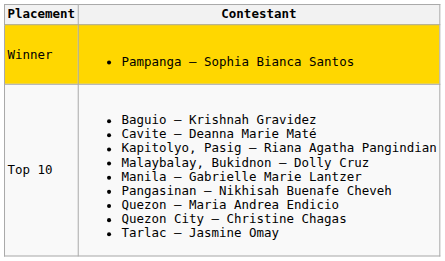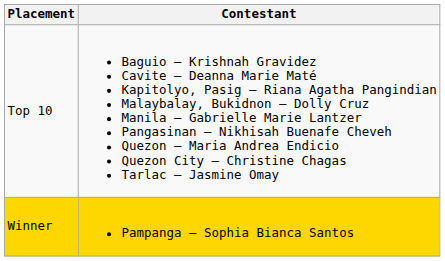rows swapped: (30, 55) <-> (30, 170)
